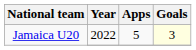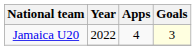(136, 34) 5 -> (136, 34) 4
